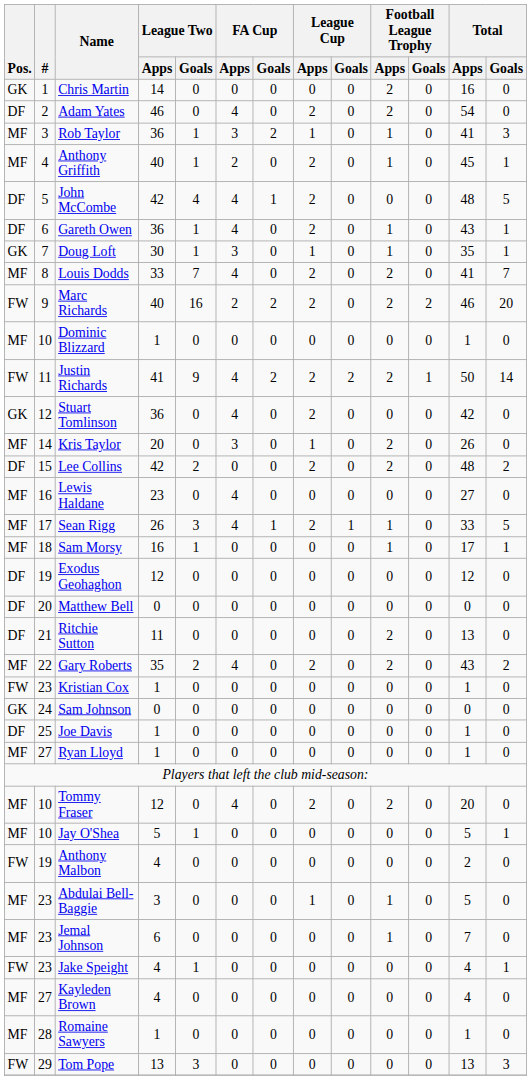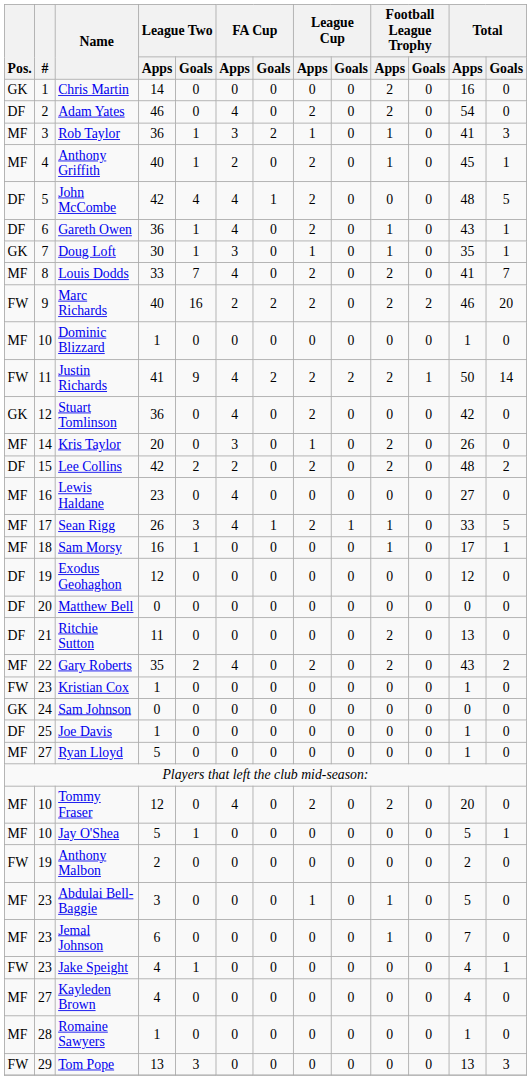(235, 466) 0 -> (235, 466) 2
(157, 753) 1 -> (157, 753) 5
(157, 863) 4 -> (157, 863) 2
